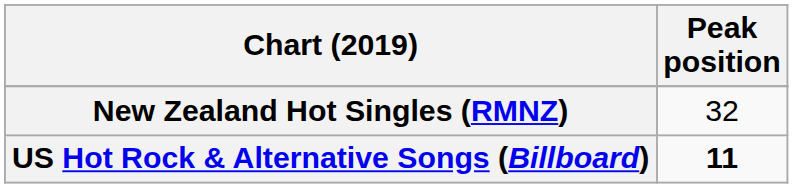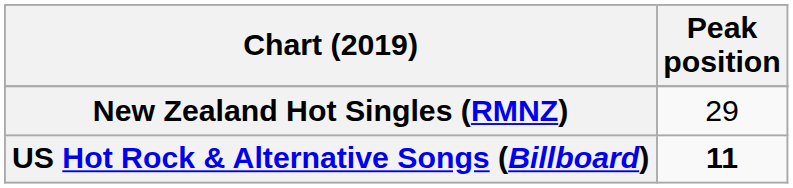(722, 110) 32 -> (722, 110) 29
